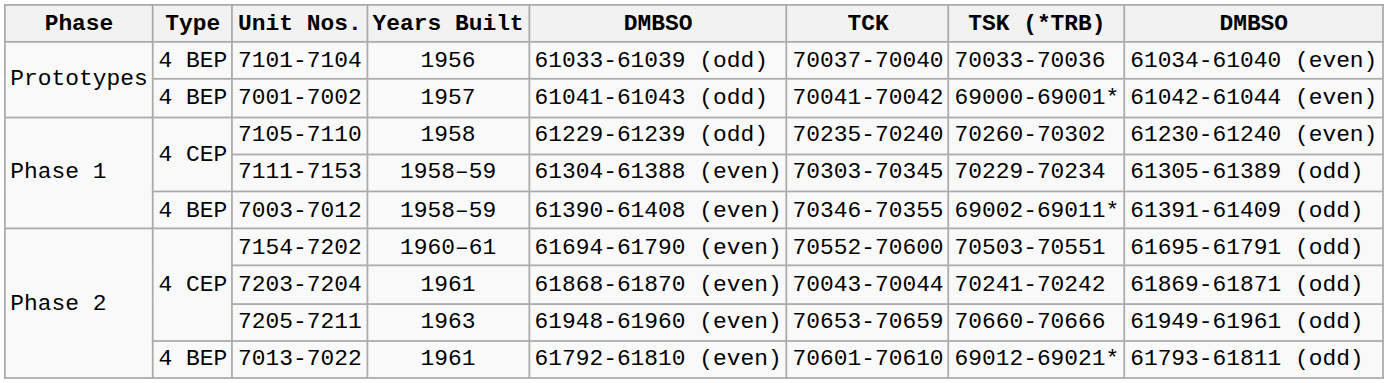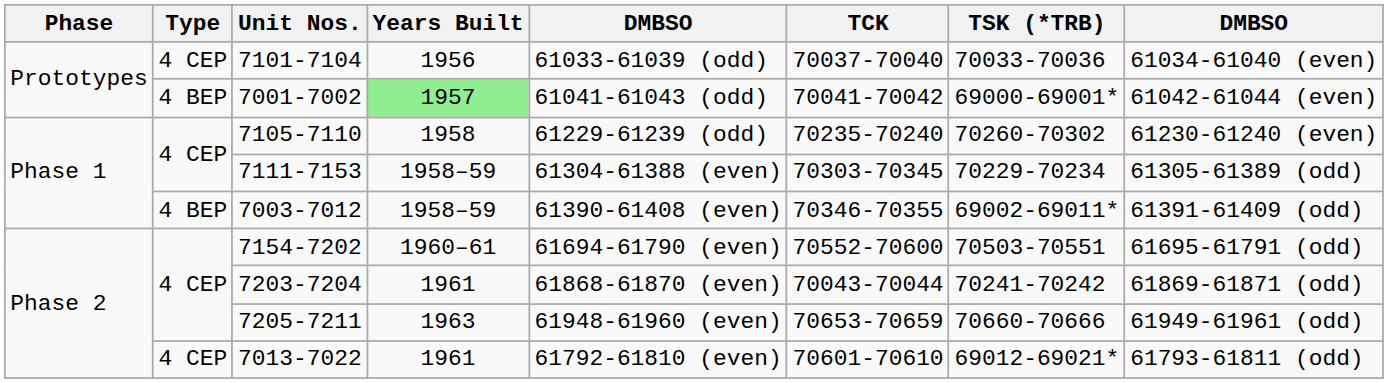(193, 61) 4 BEP -> (193, 61) 4 CEP
(448, 98) no background -> (448, 98) lightgreen background
(193, 359) 4 BEP -> (193, 359) 4 CEP
